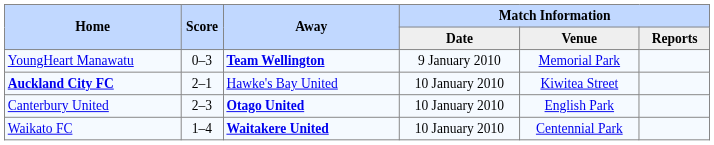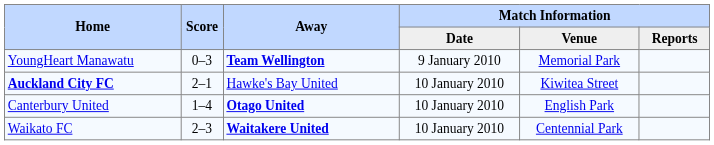(202, 106) 2–3 -> (202, 106) 1–4
(202, 128) 1–4 -> (202, 128) 2–3
